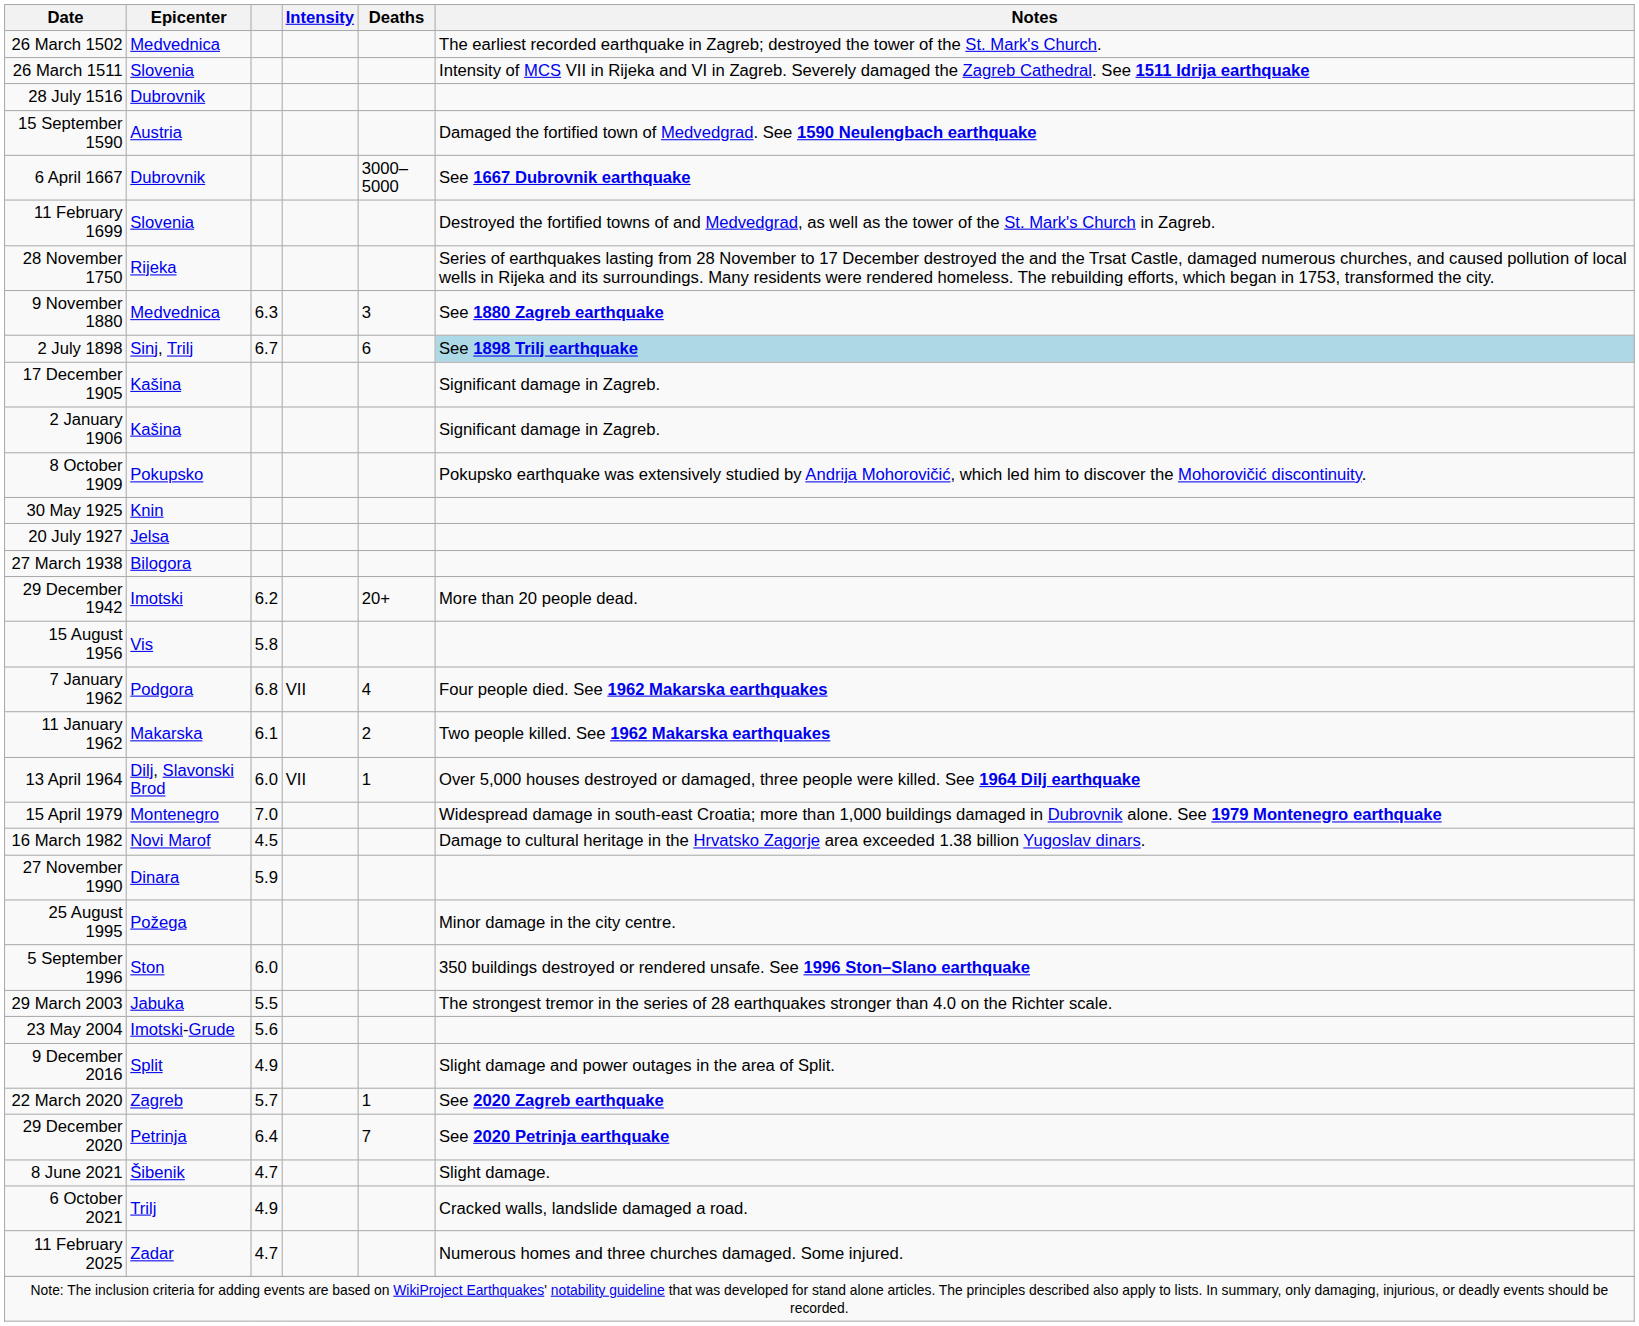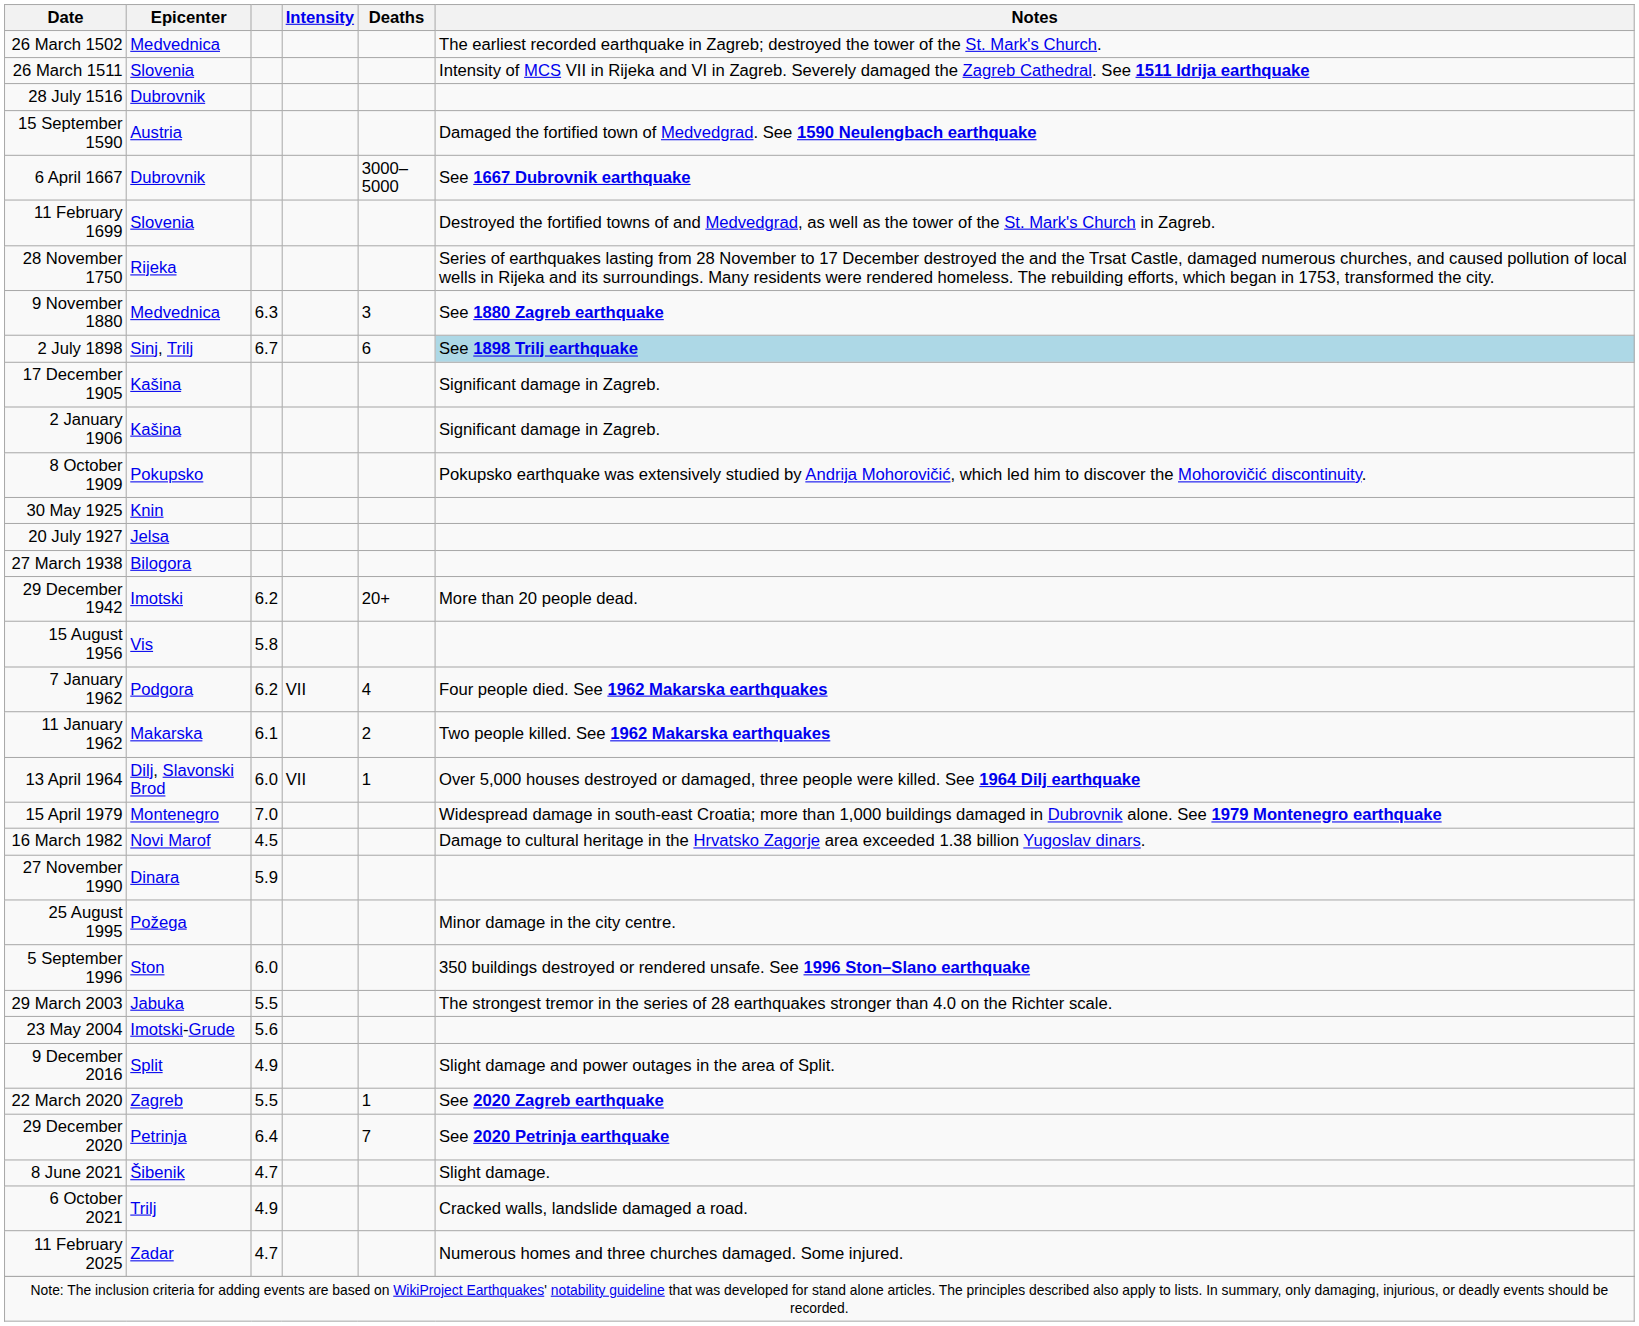(266, 689) 6.8 -> (266, 689) 6.2
(266, 1101) 5.7 -> (266, 1101) 5.5
